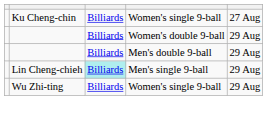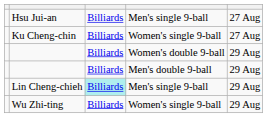+ row: (34, 18)
